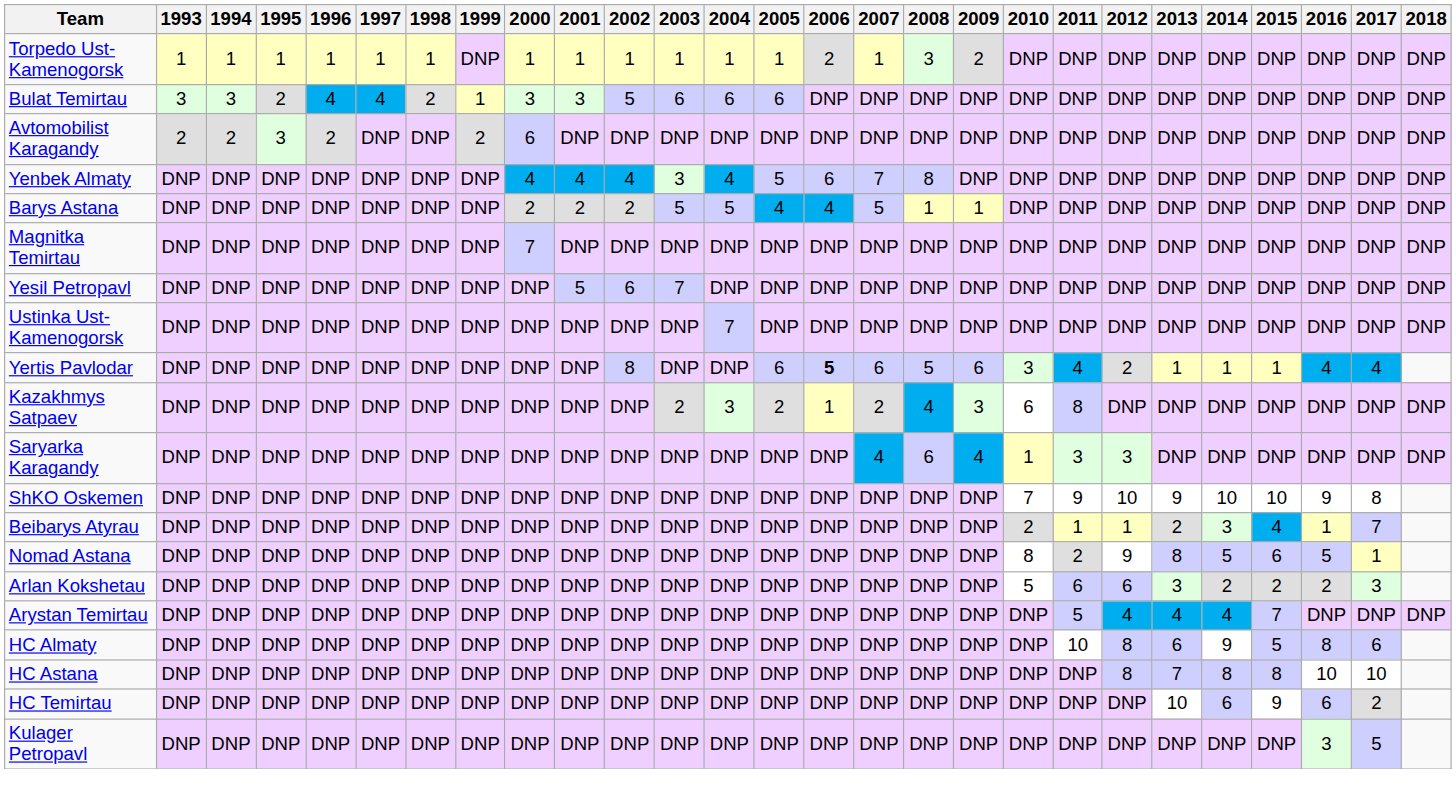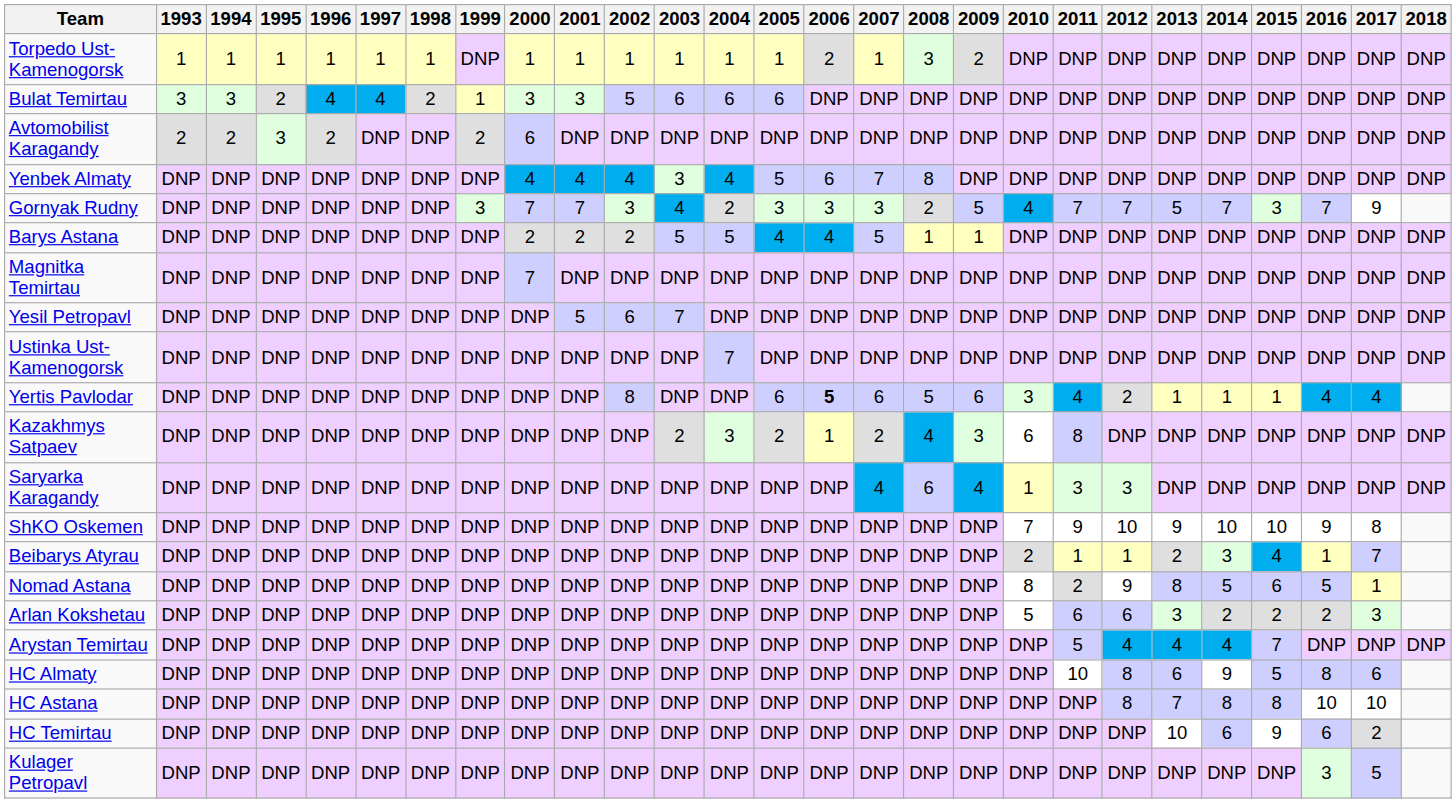+ row: (73, 208)
